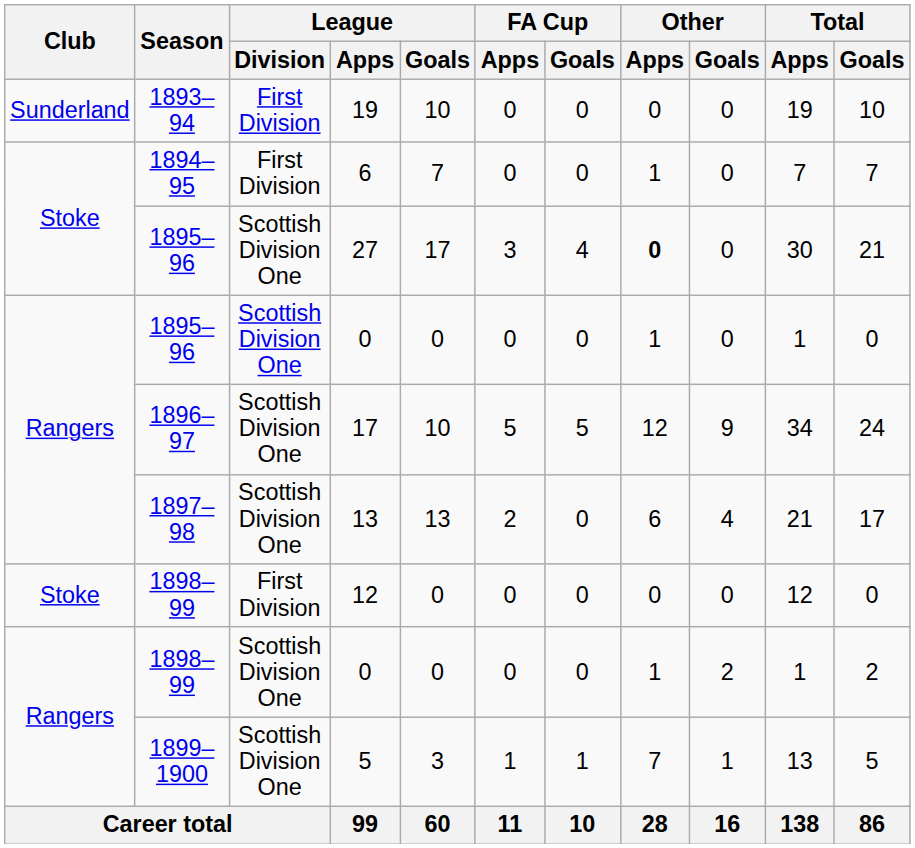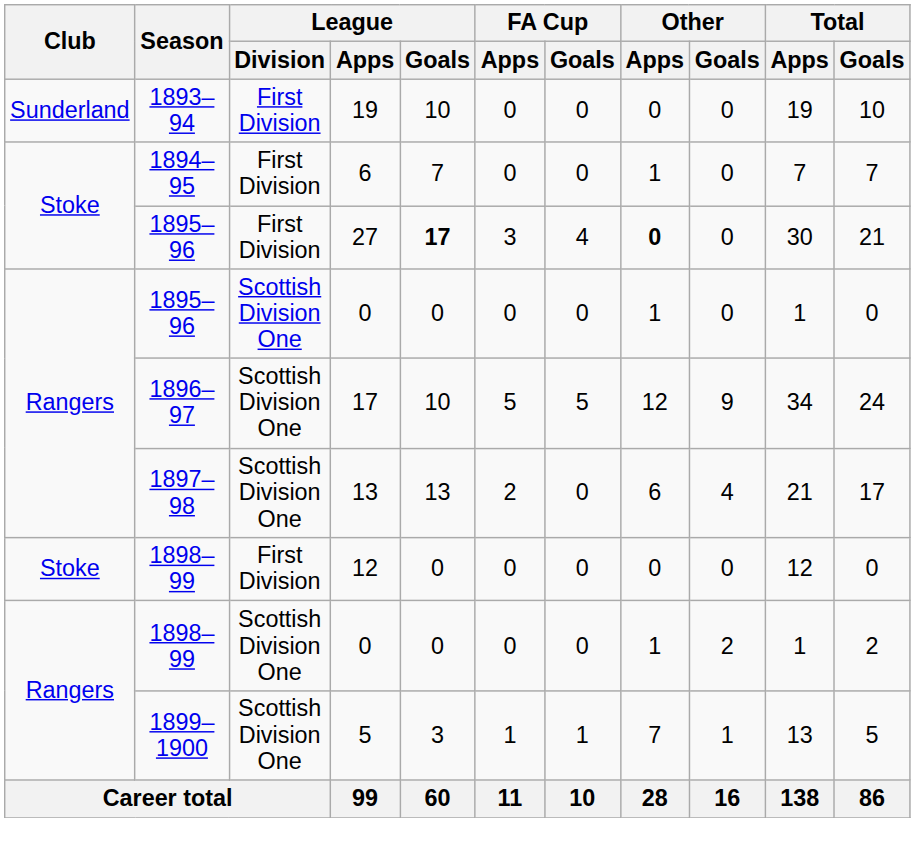(280, 250) Scottish Division One -> (280, 236) First Division
(437, 250) normal -> (437, 236) bold
